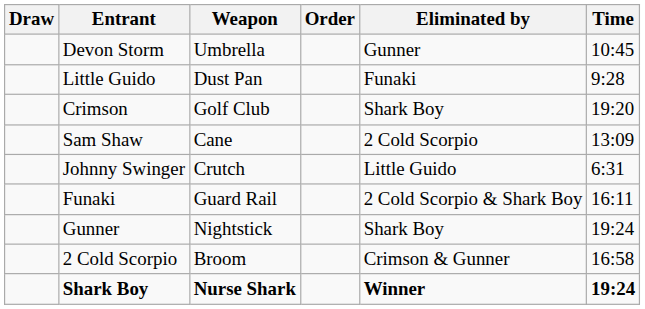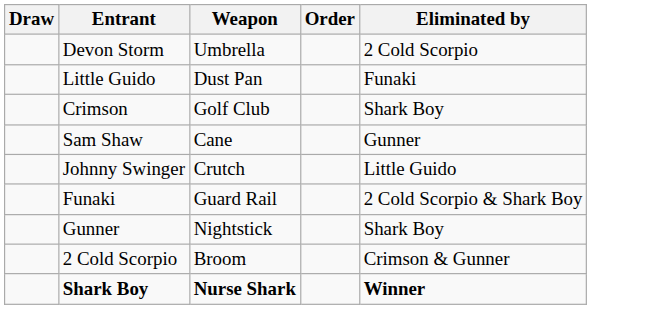- column: (613, 19)
(392, 49) Gunner -> (421, 49) 2 Cold Scorpio
(421, 139) 2 Cold Scorpio -> (392, 139) Gunner
